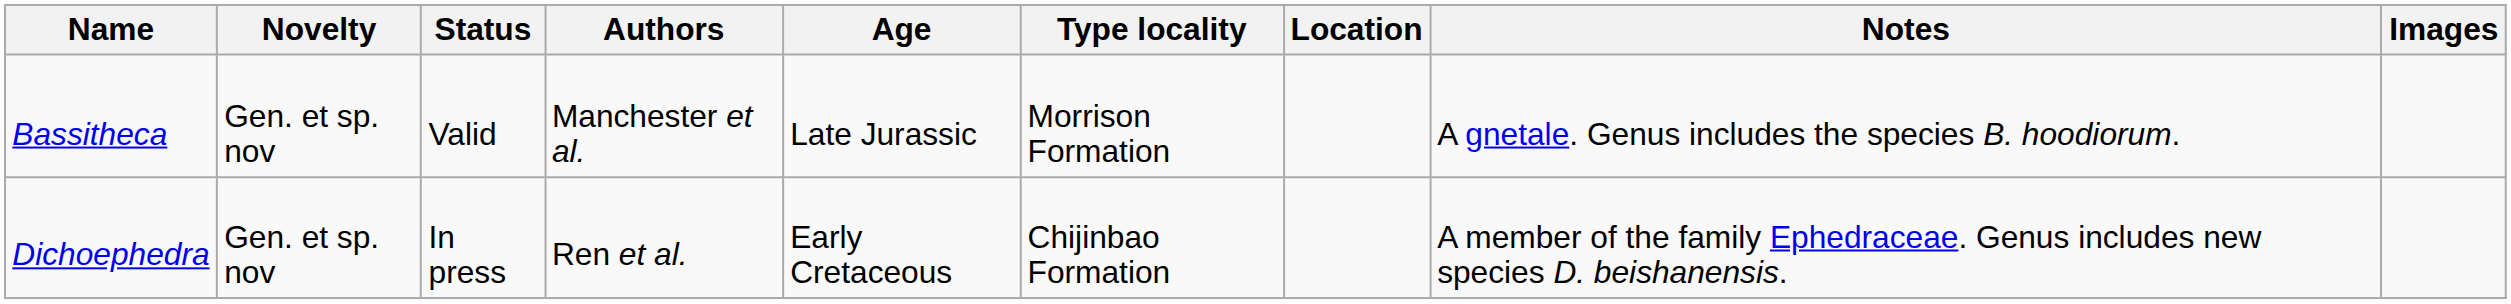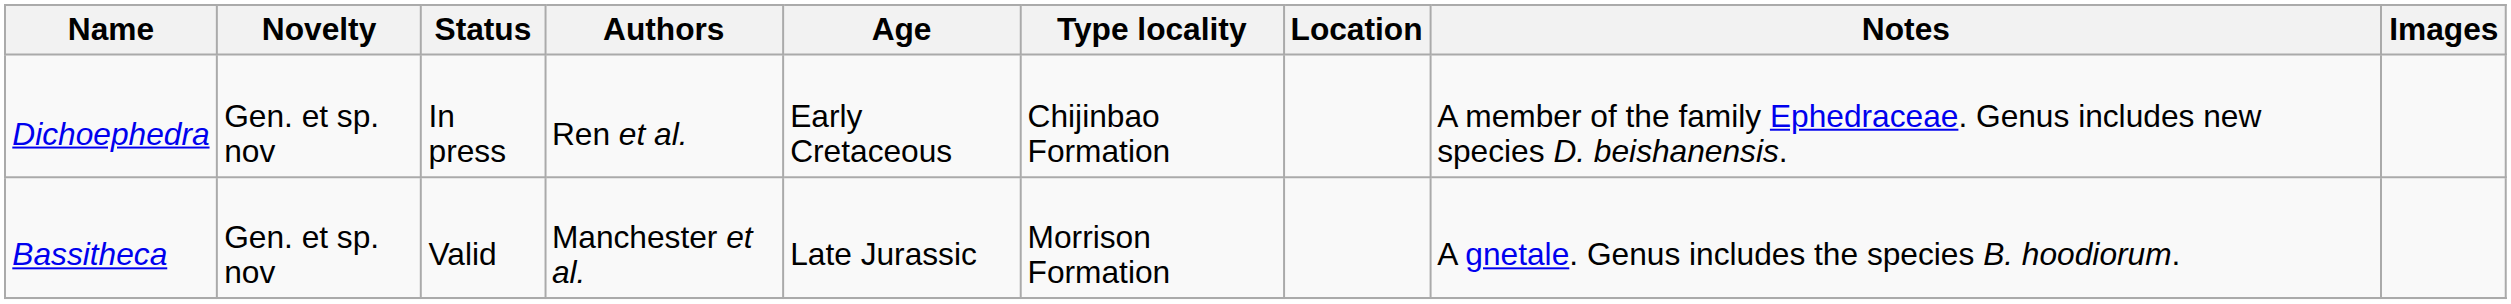rows swapped: (90, 133) <-> (111, 254)
